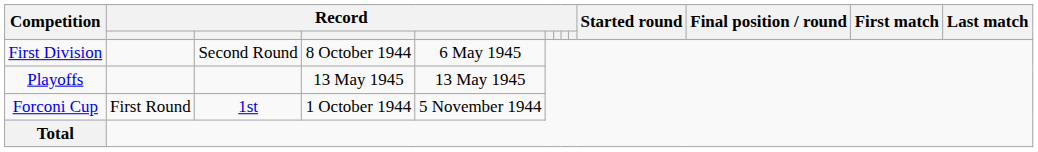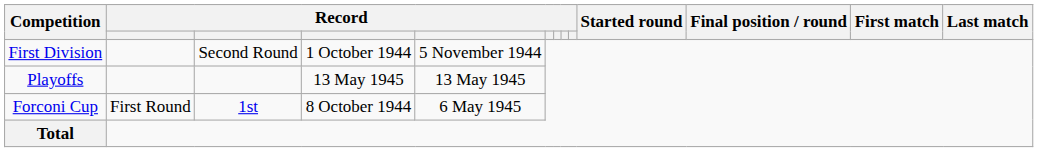(358, 52) 8 October 1944 -> (358, 52) 1 October 1944
(480, 52) 6 May 1945 -> (480, 52) 5 November 1944
(358, 106) 1 October 1944 -> (358, 106) 8 October 1944
(480, 106) 5 November 1944 -> (480, 106) 6 May 1945
